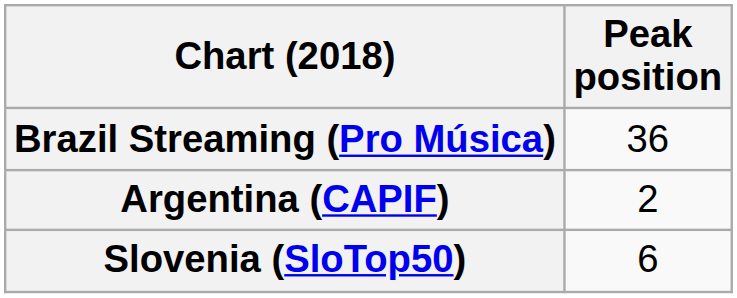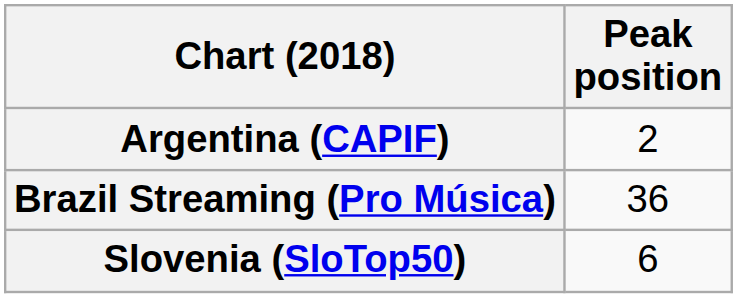rows swapped: (285, 199) <-> (285, 138)
